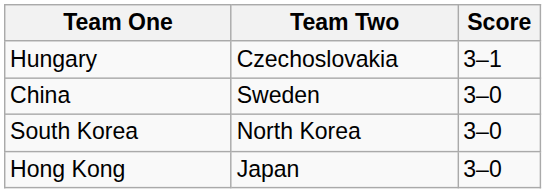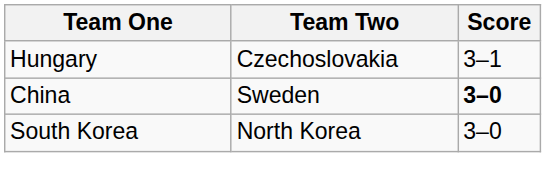(482, 95) normal -> (482, 95) bold
- row: (68, 168)
